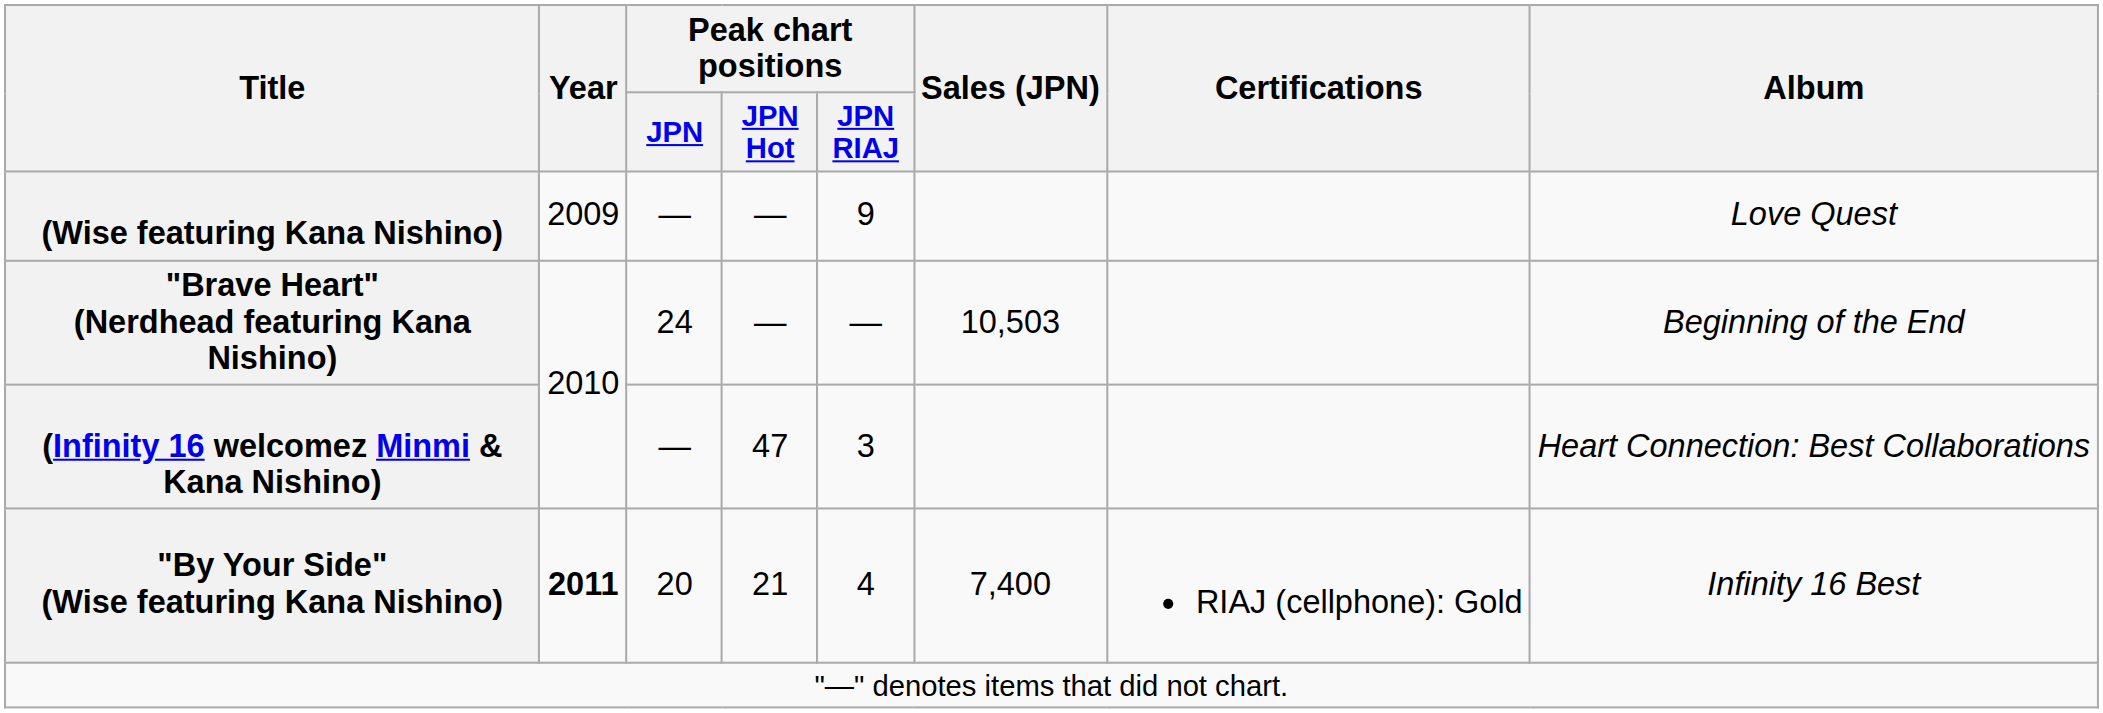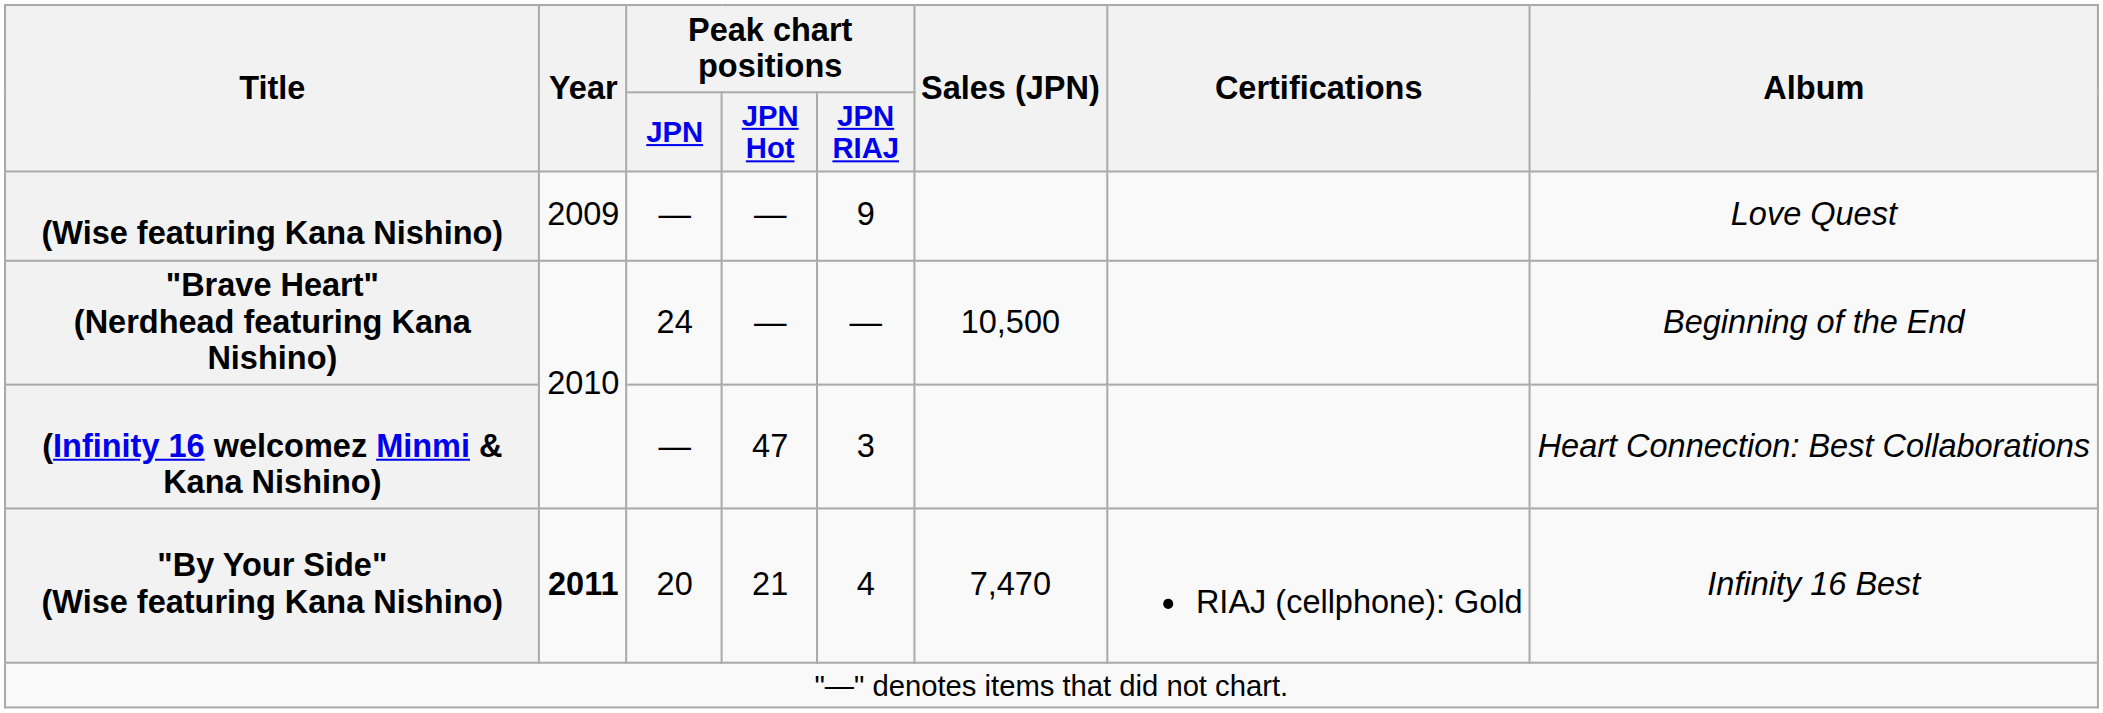(1010, 321) 10,503 -> (1010, 321) 10,500
(1010, 584) 7,400 -> (1010, 584) 7,470
